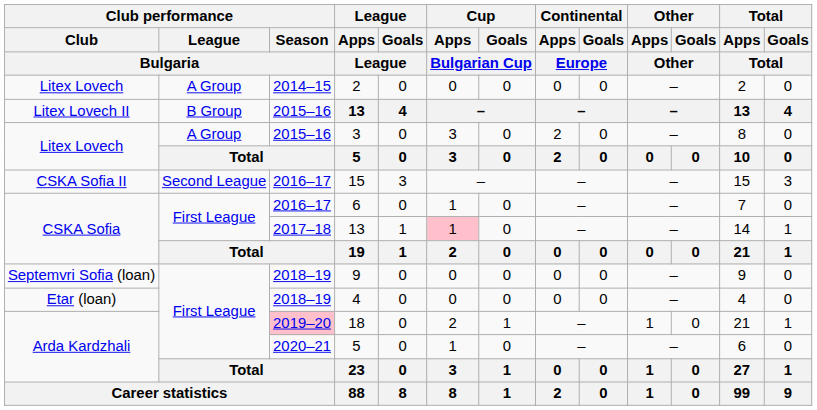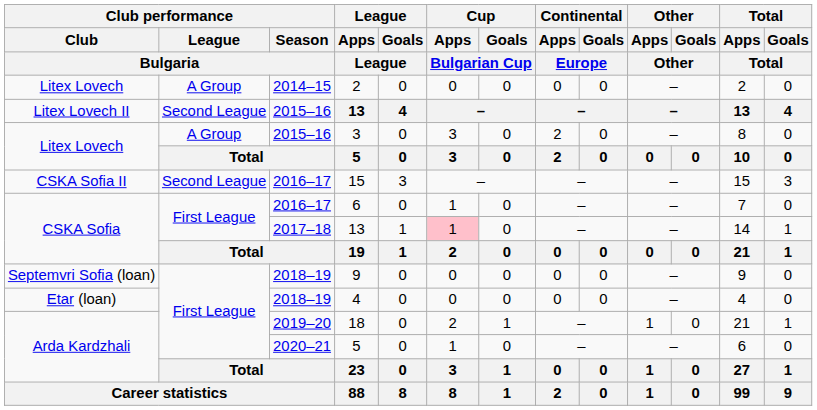(214, 110) B Group -> (214, 110) Second League
(302, 323) pink background -> (302, 323) no background
